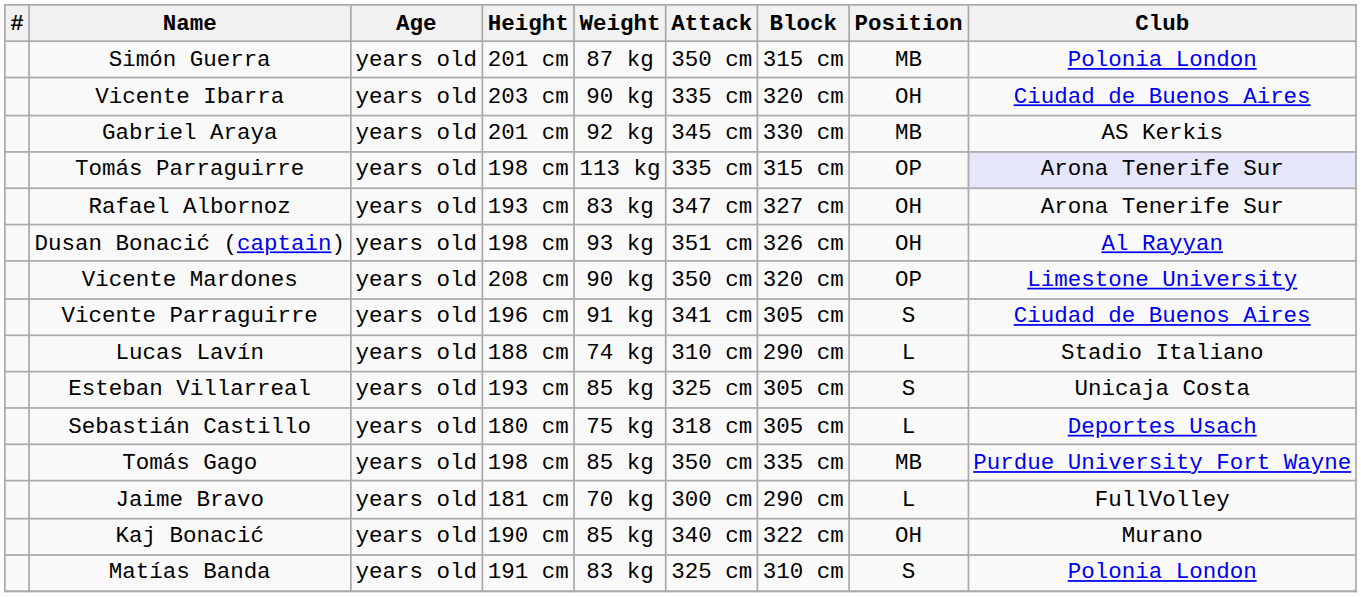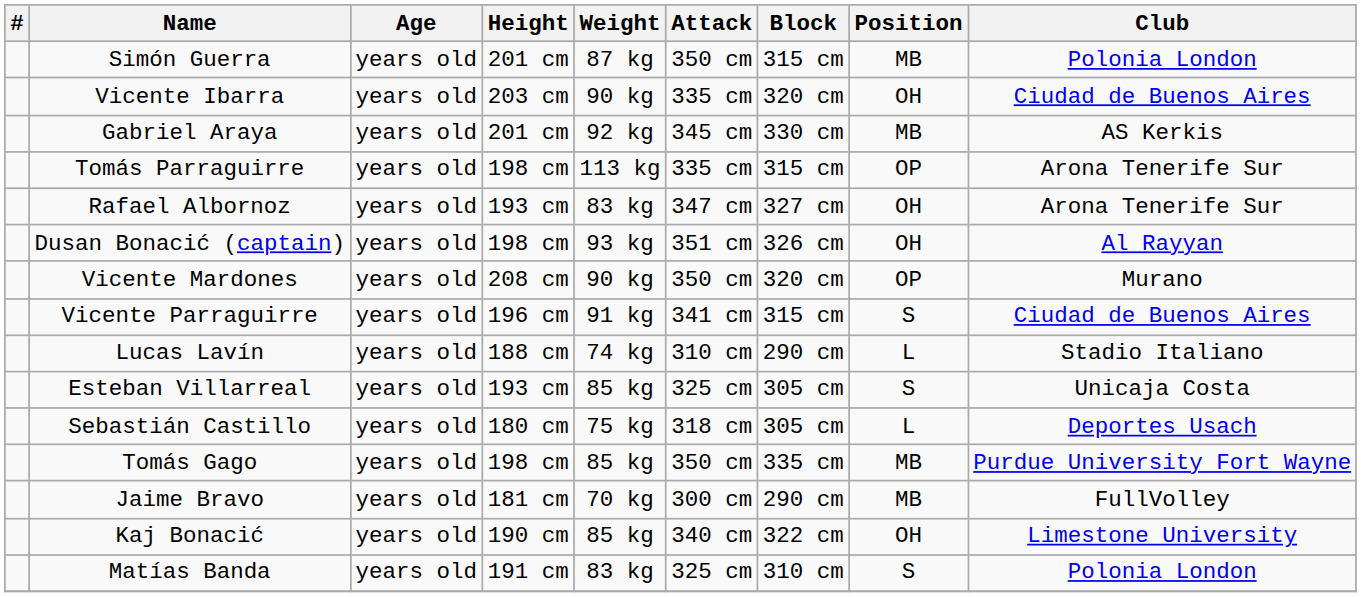(1162, 170) lavender background -> (1162, 170) no background
(1162, 280) Limestone University -> (1162, 280) Murano
(803, 316) 305 cm -> (803, 316) 315 cm
(909, 500) L -> (909, 500) MB
(1162, 536) Murano -> (1162, 536) Limestone University
